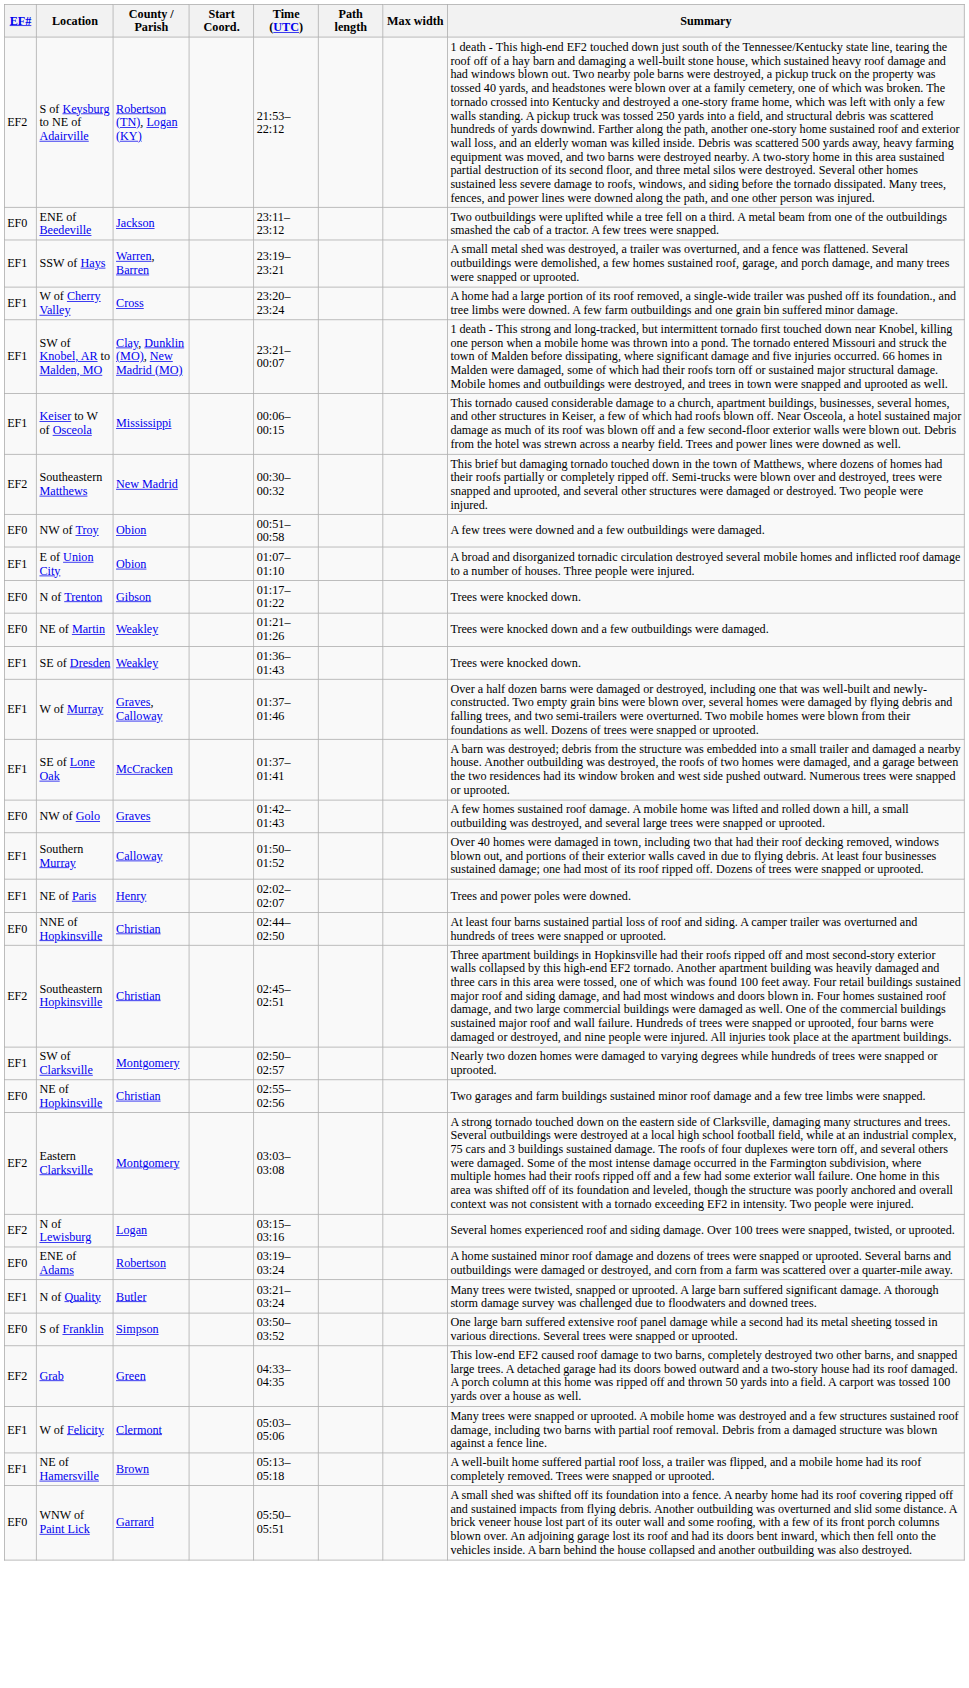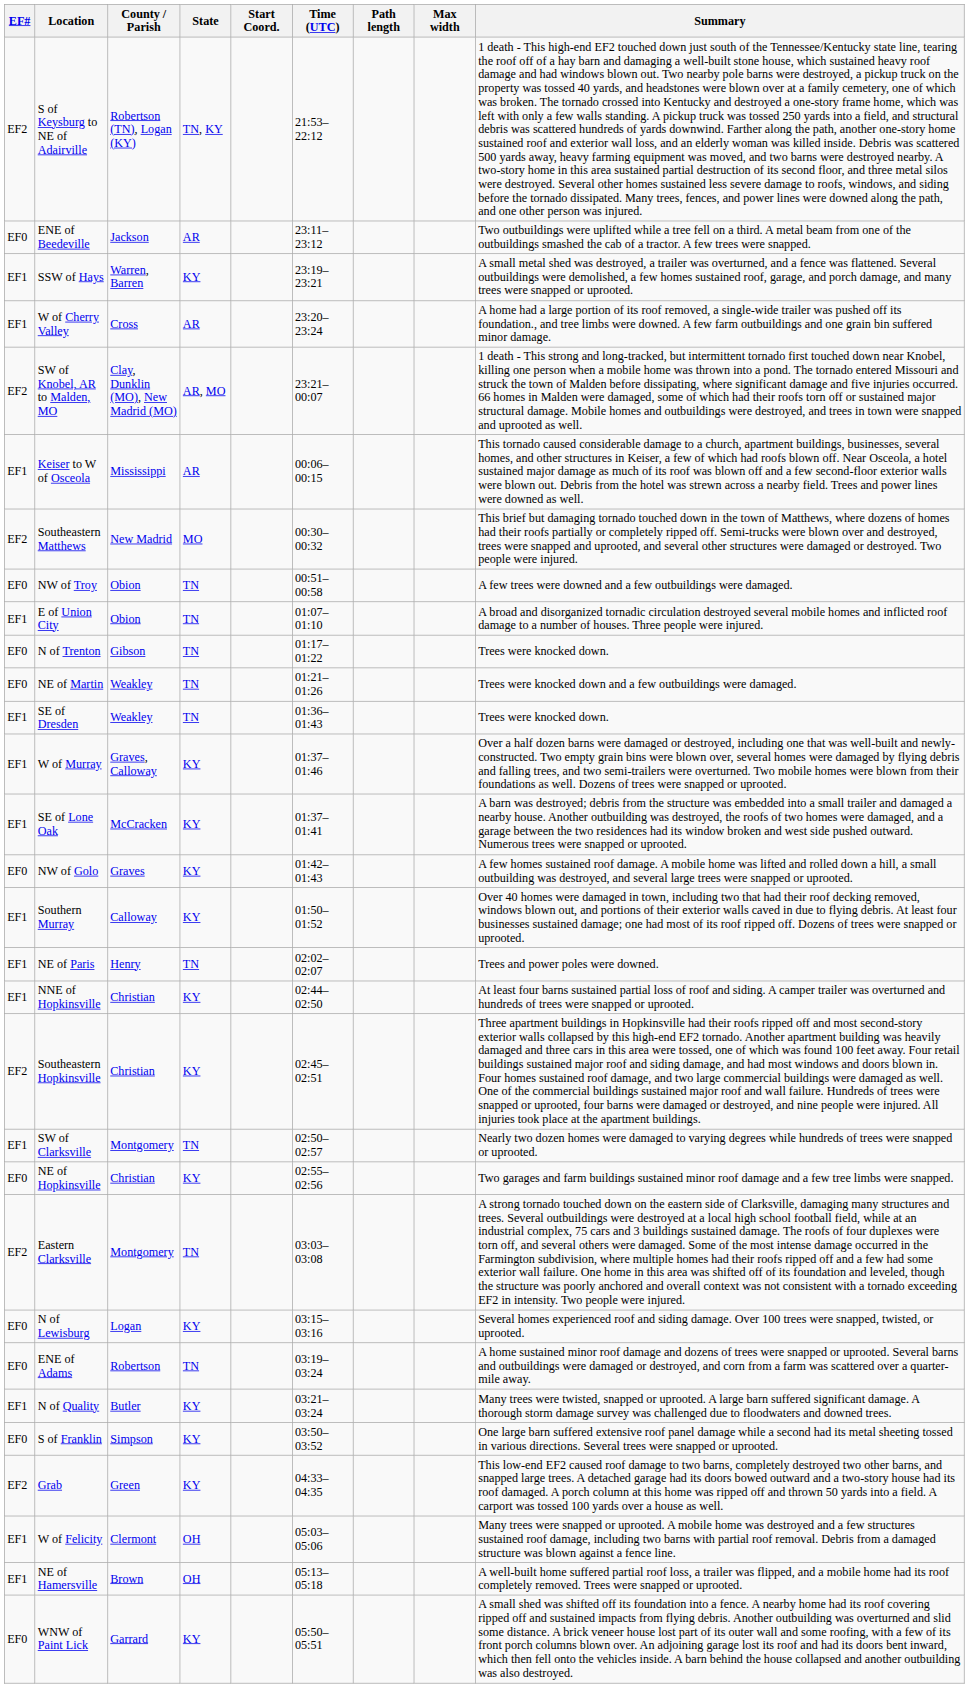+ column: (206, 20)
(17, 356) EF1 -> (17, 391) EF2
(17, 928) EF0 -> (17, 997) EF1
(17, 1230) EF2 -> (17, 1326) EF0
